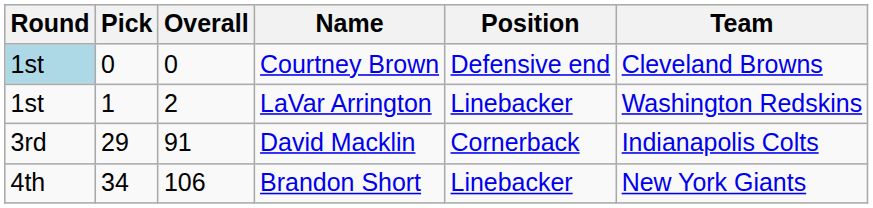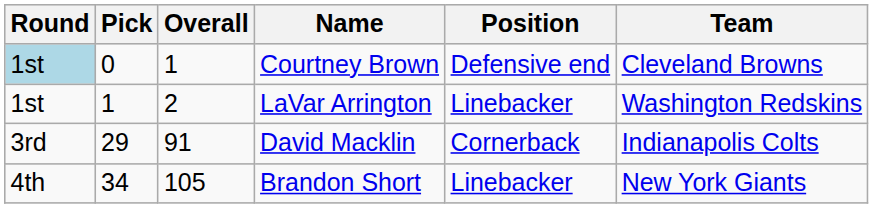(171, 63) 0 -> (171, 63) 1
(185, 182) 106 -> (185, 182) 105
